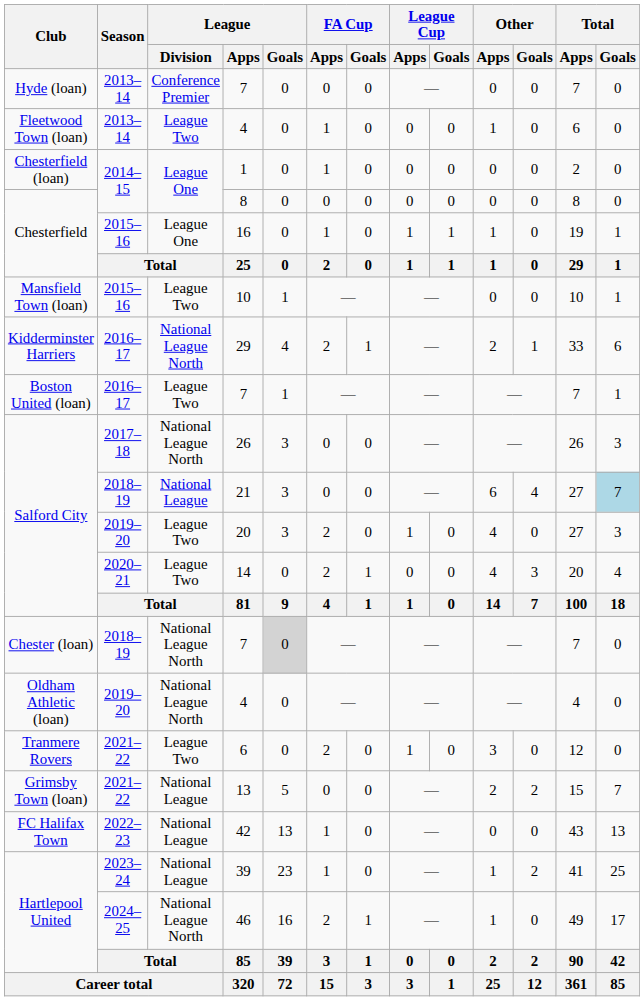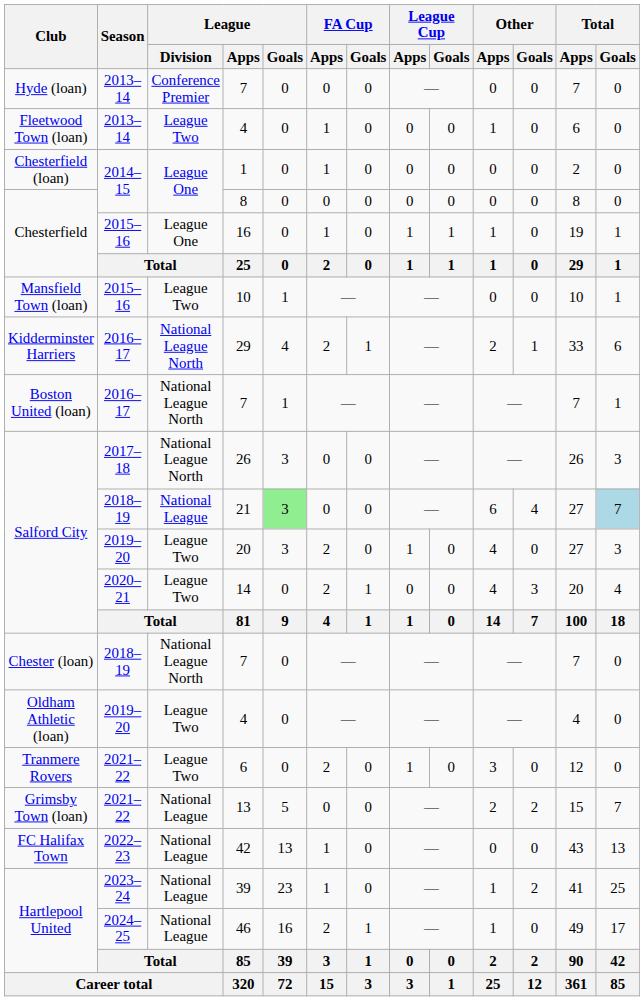(186, 394) League Two -> (186, 402) National League North
(285, 491) no background -> (285, 508) lightgreen background
(285, 644) lightgrey background -> (285, 661) no background
(186, 702) National League North -> (186, 718) League Two
(186, 920) National League North -> (186, 928) National League
